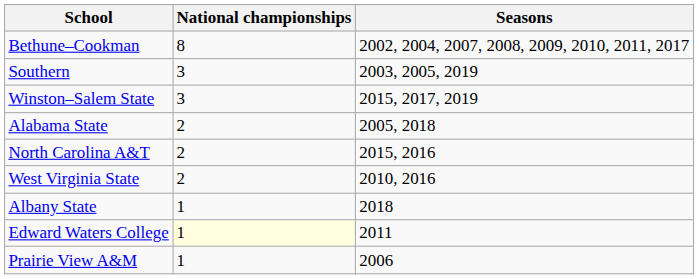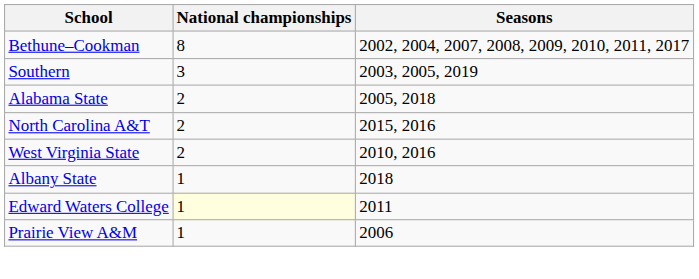- row: (81, 98)
